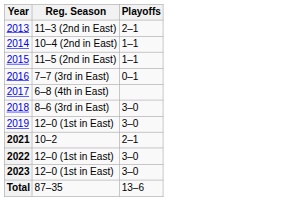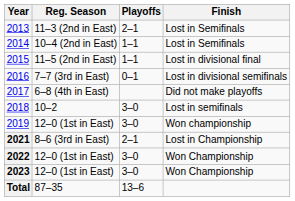+ column: (226, 12)
(72, 108) 8–6 (3rd in East) -> (46, 108) 10–2
(46, 140) 10–2 -> (72, 140) 8–6 (3rd in East)
